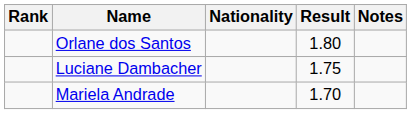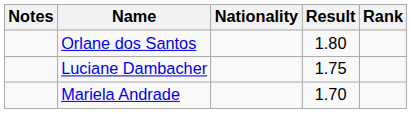columns swapped: (28, 17) <-> (380, 17)
